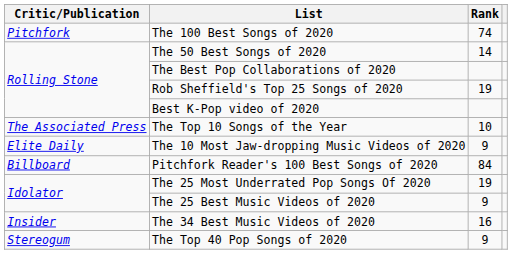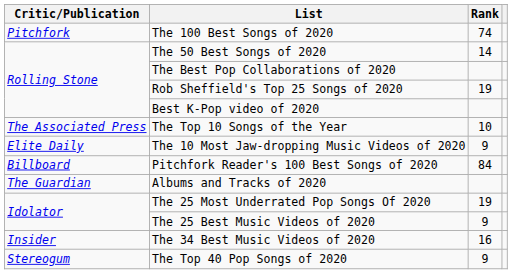+ row: (239, 184)
